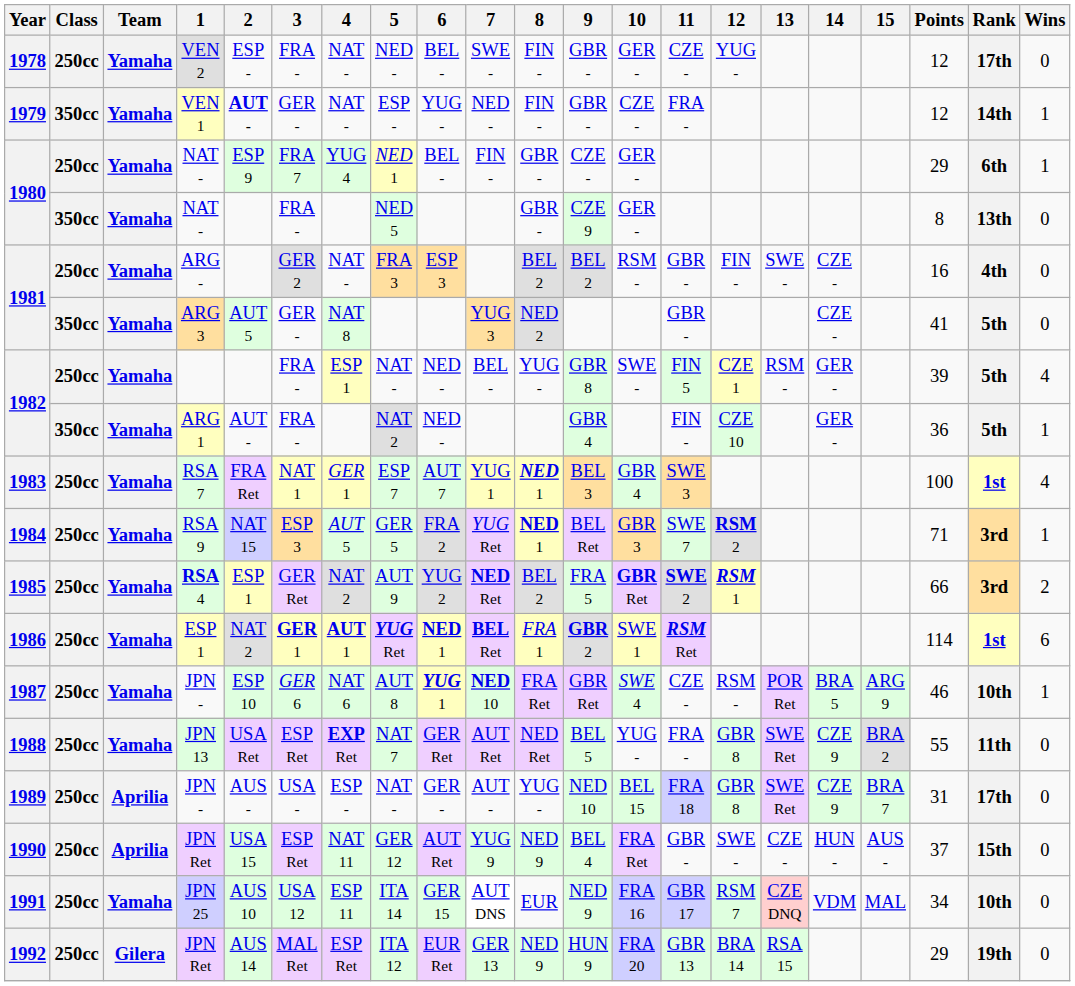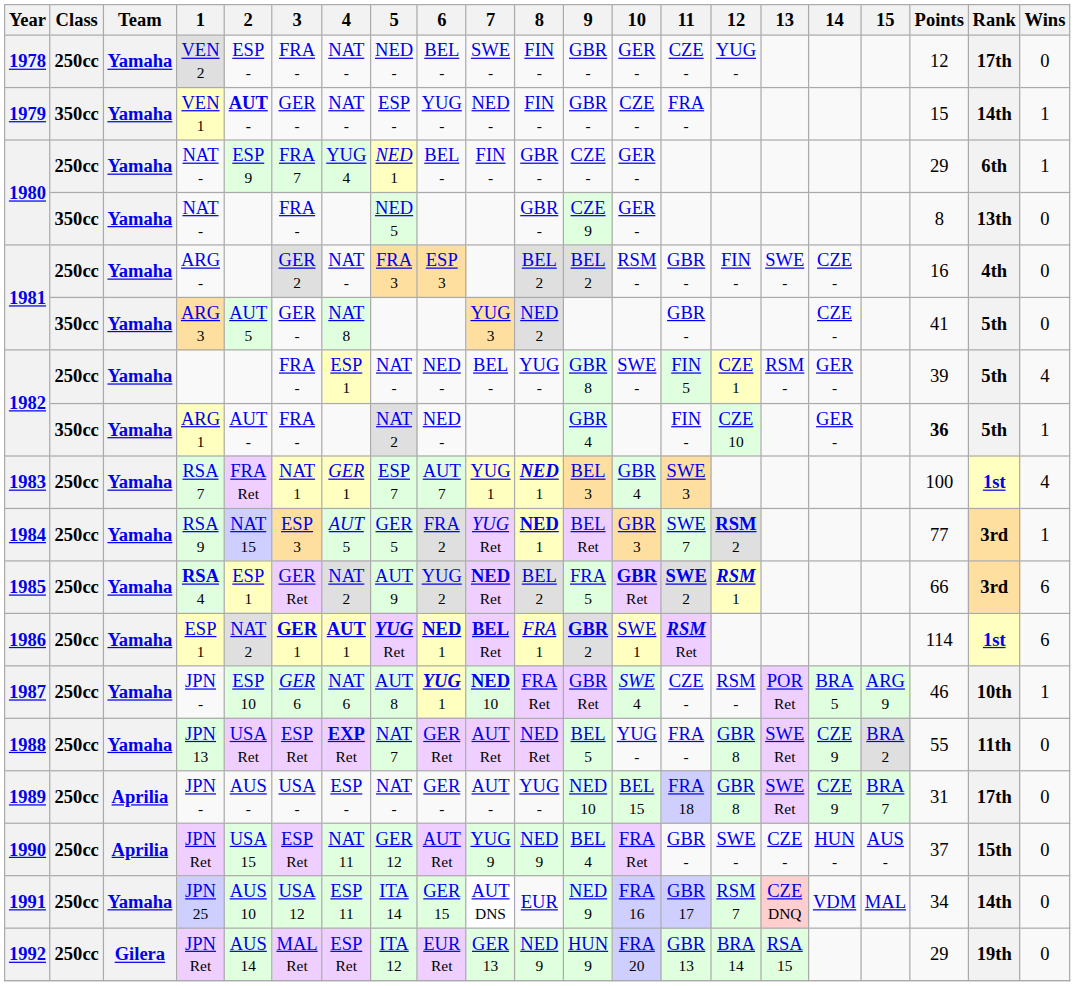(939, 114) 12 -> (939, 114) 15
(939, 429) normal -> (939, 429) bold
(939, 534) 71 -> (939, 534) 77
(1045, 586) 2 -> (1045, 586) 6
(994, 902) 10th -> (994, 902) 14th
